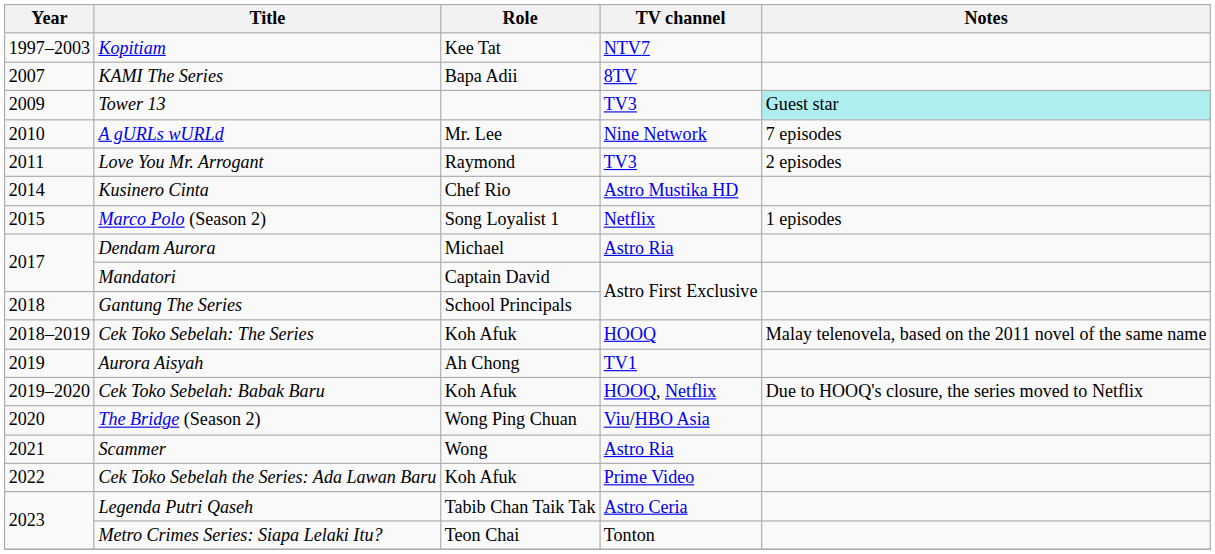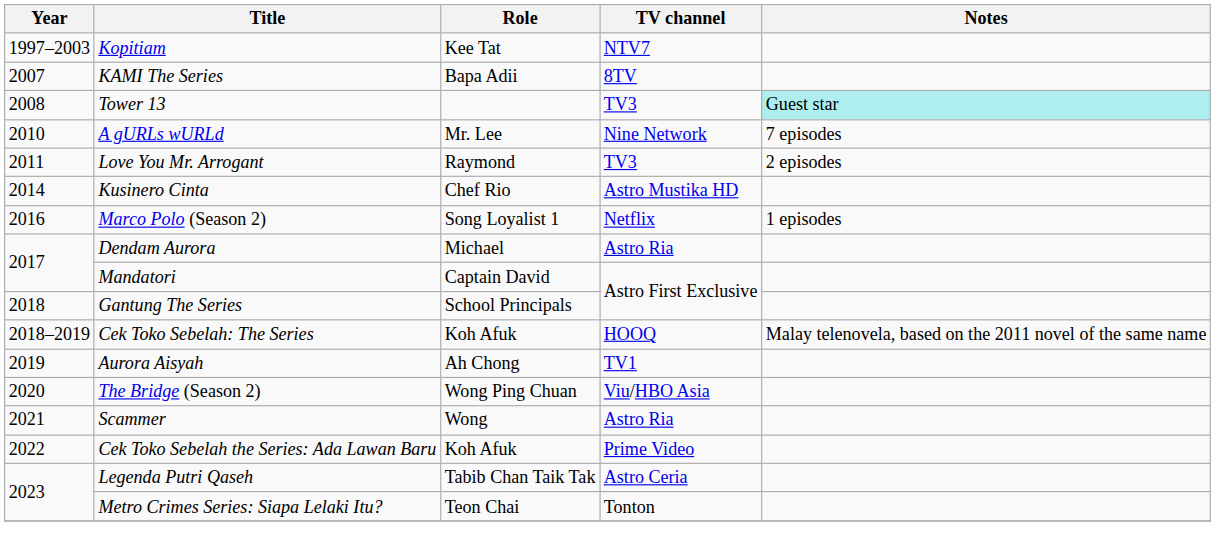(27, 104) 2009 -> (27, 104) 2008
(27, 219) 2015 -> (27, 219) 2016
- row: (212, 391)
